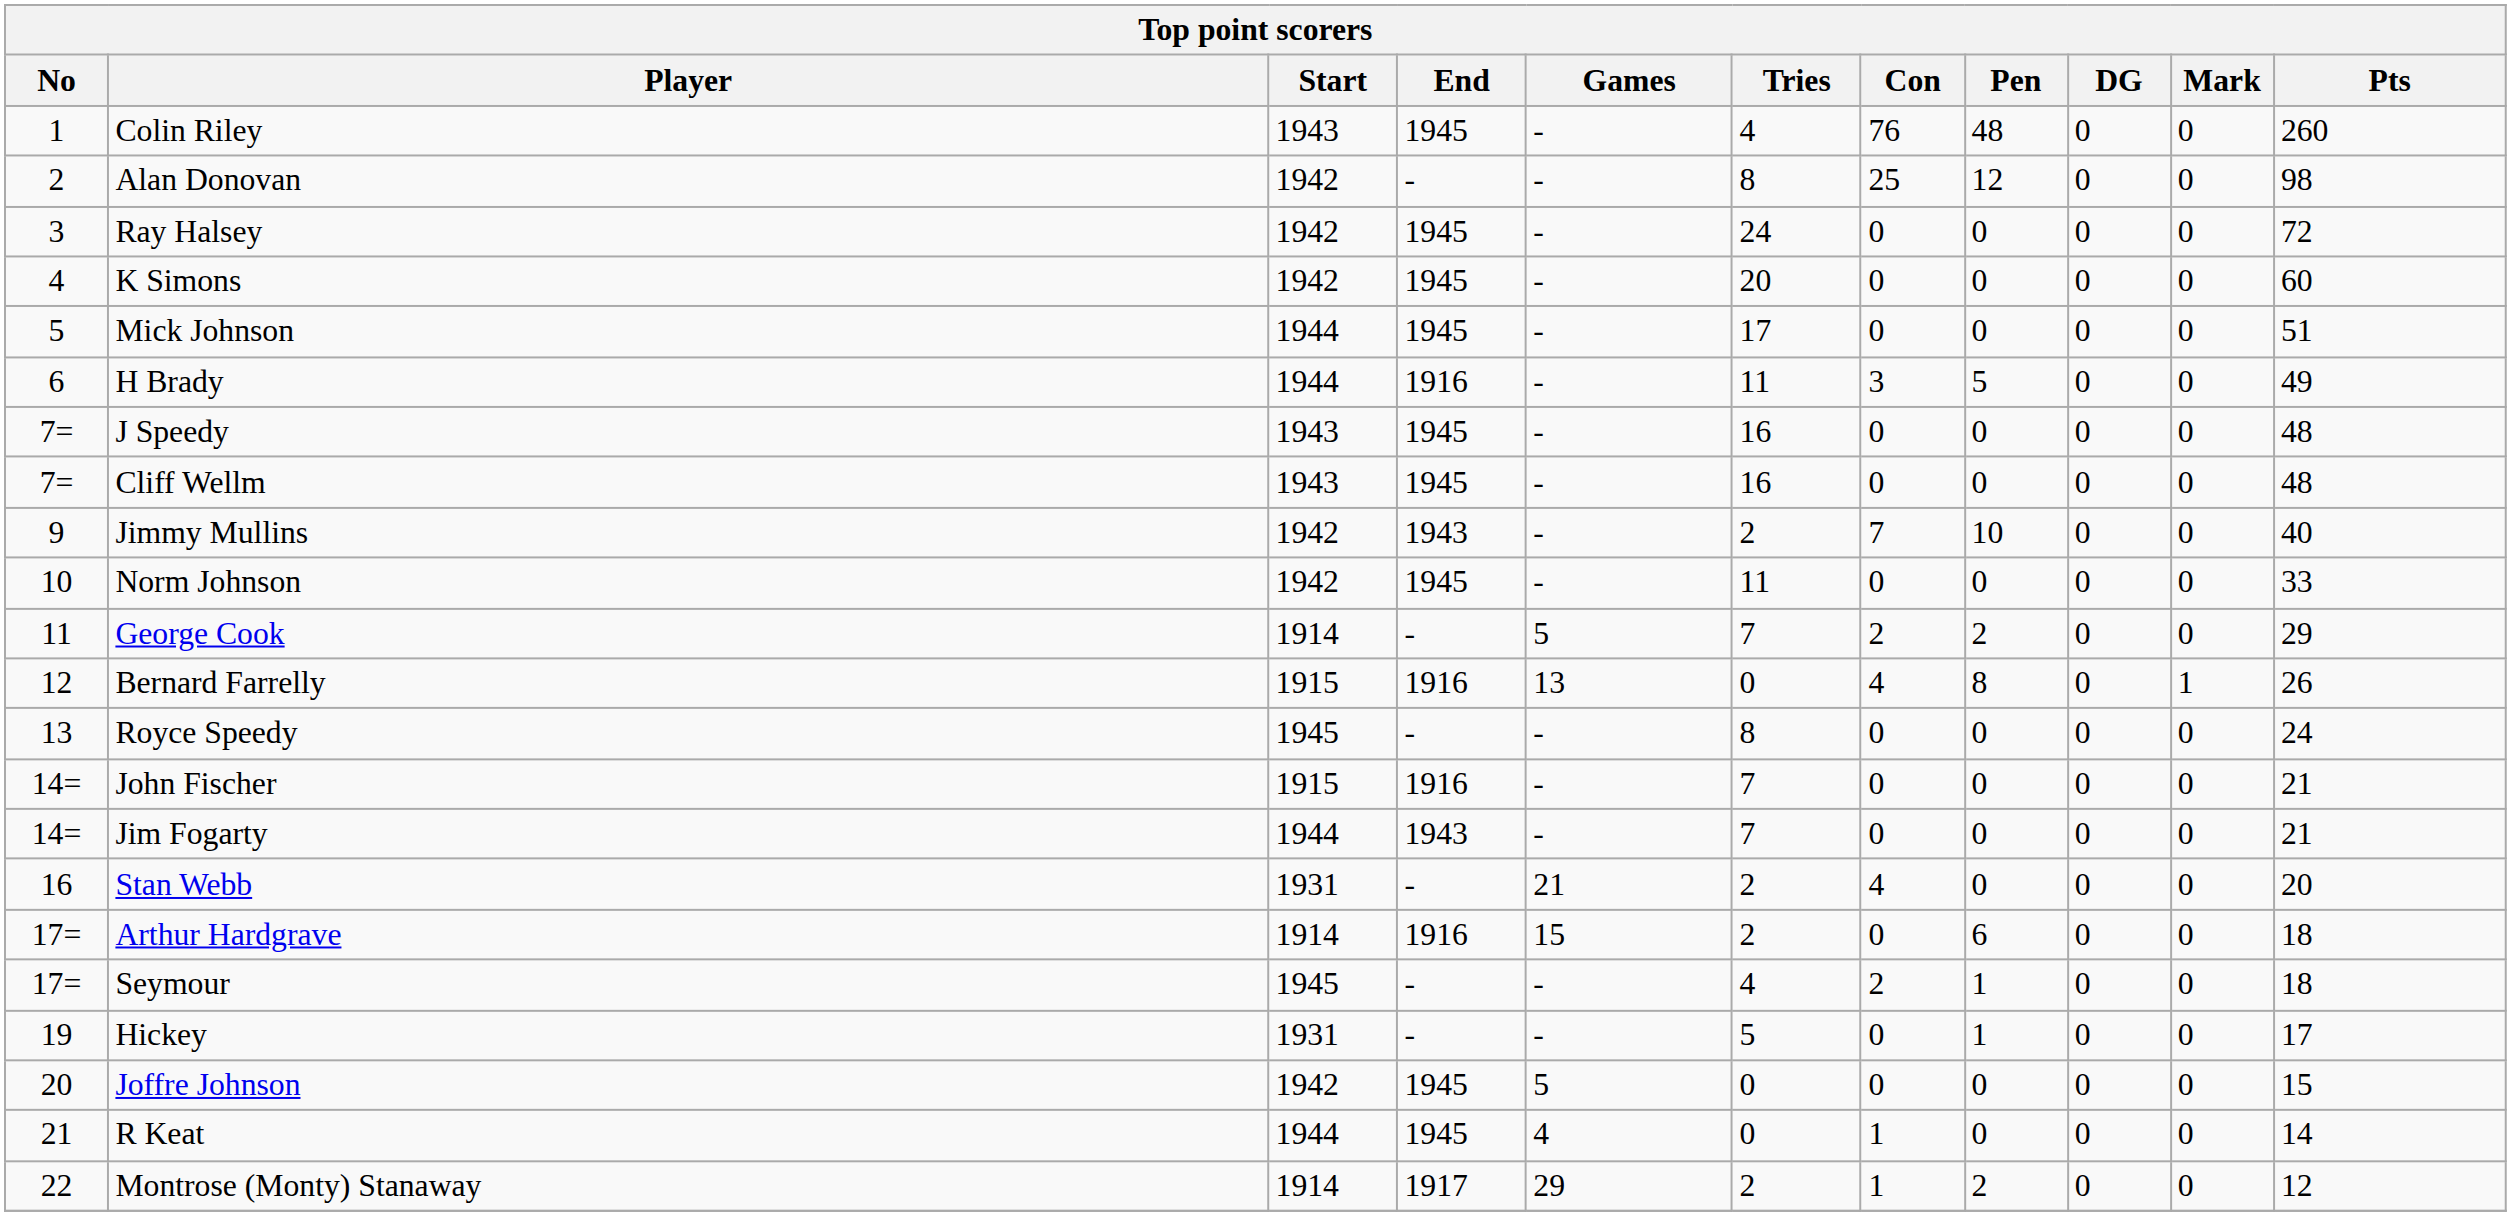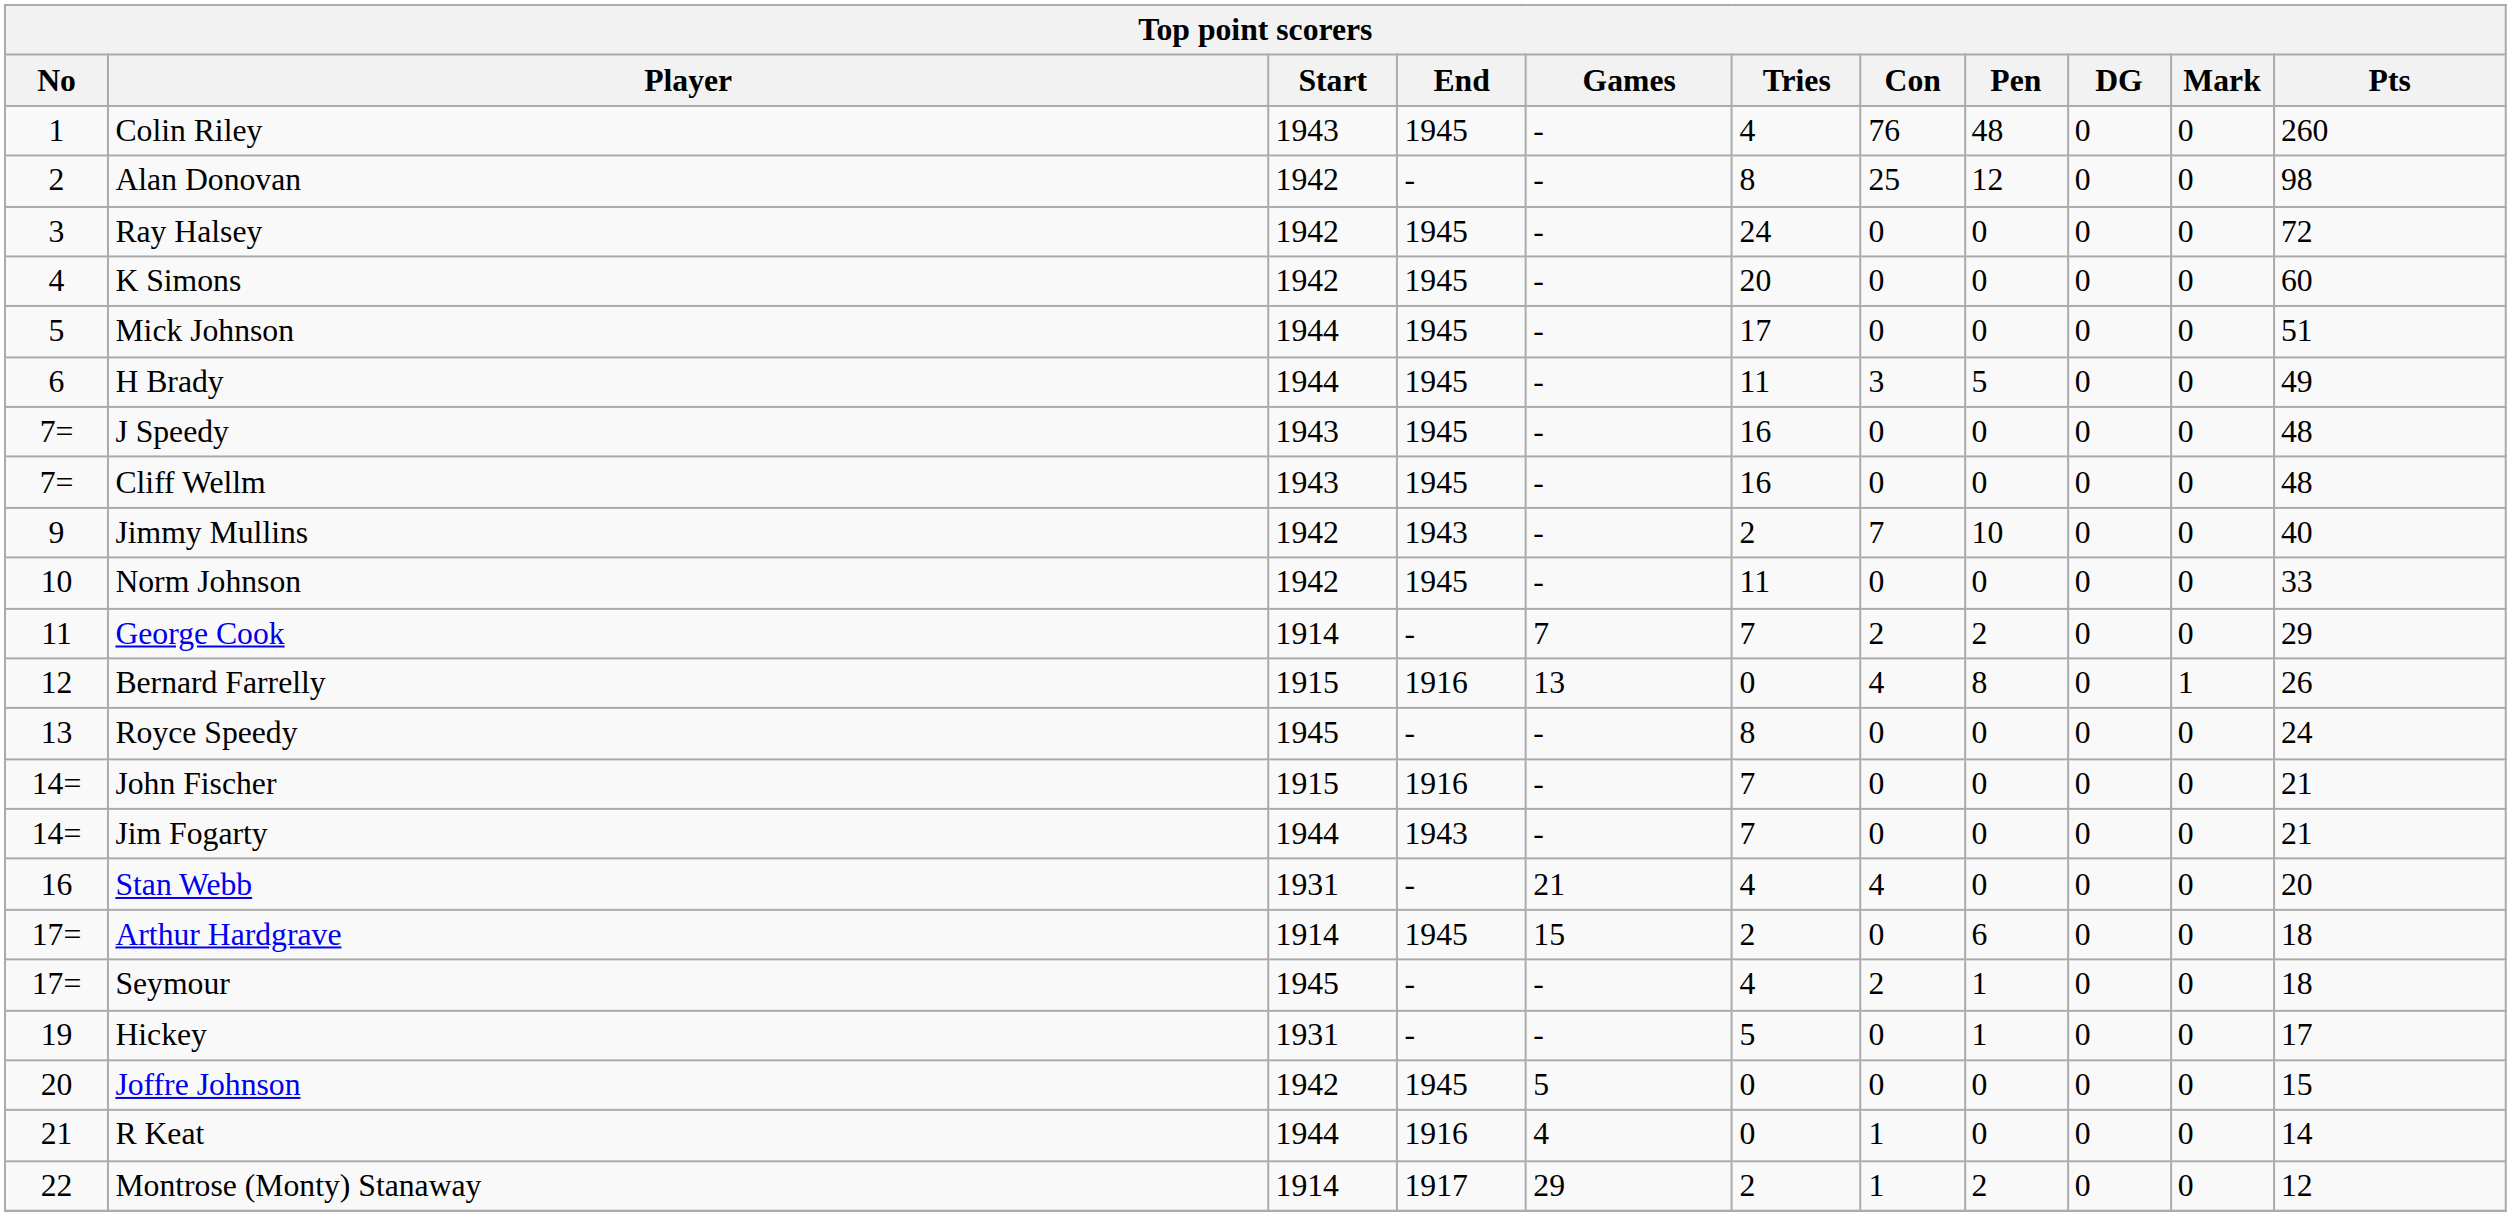(1436, 381) 1916 -> (1436, 381) 1945
(1541, 632) 5 -> (1541, 632) 7
(1748, 883) 2 -> (1748, 883) 4
(1436, 933) 1916 -> (1436, 933) 1945
(1436, 1134) 1945 -> (1436, 1134) 1916
